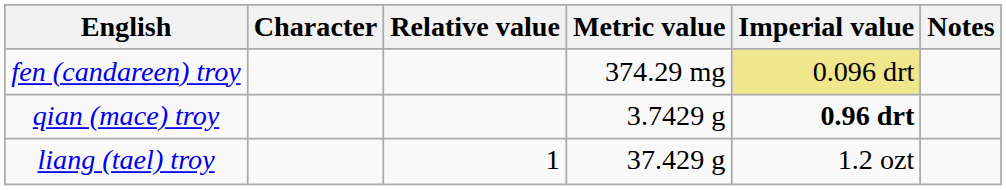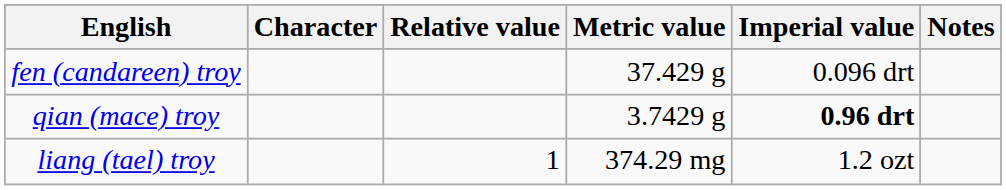(665, 71) 374.29 mg -> (676, 71) 37.429 g
(864, 71) khaki background -> (864, 71) no background
(676, 160) 37.429 g -> (665, 160) 374.29 mg
